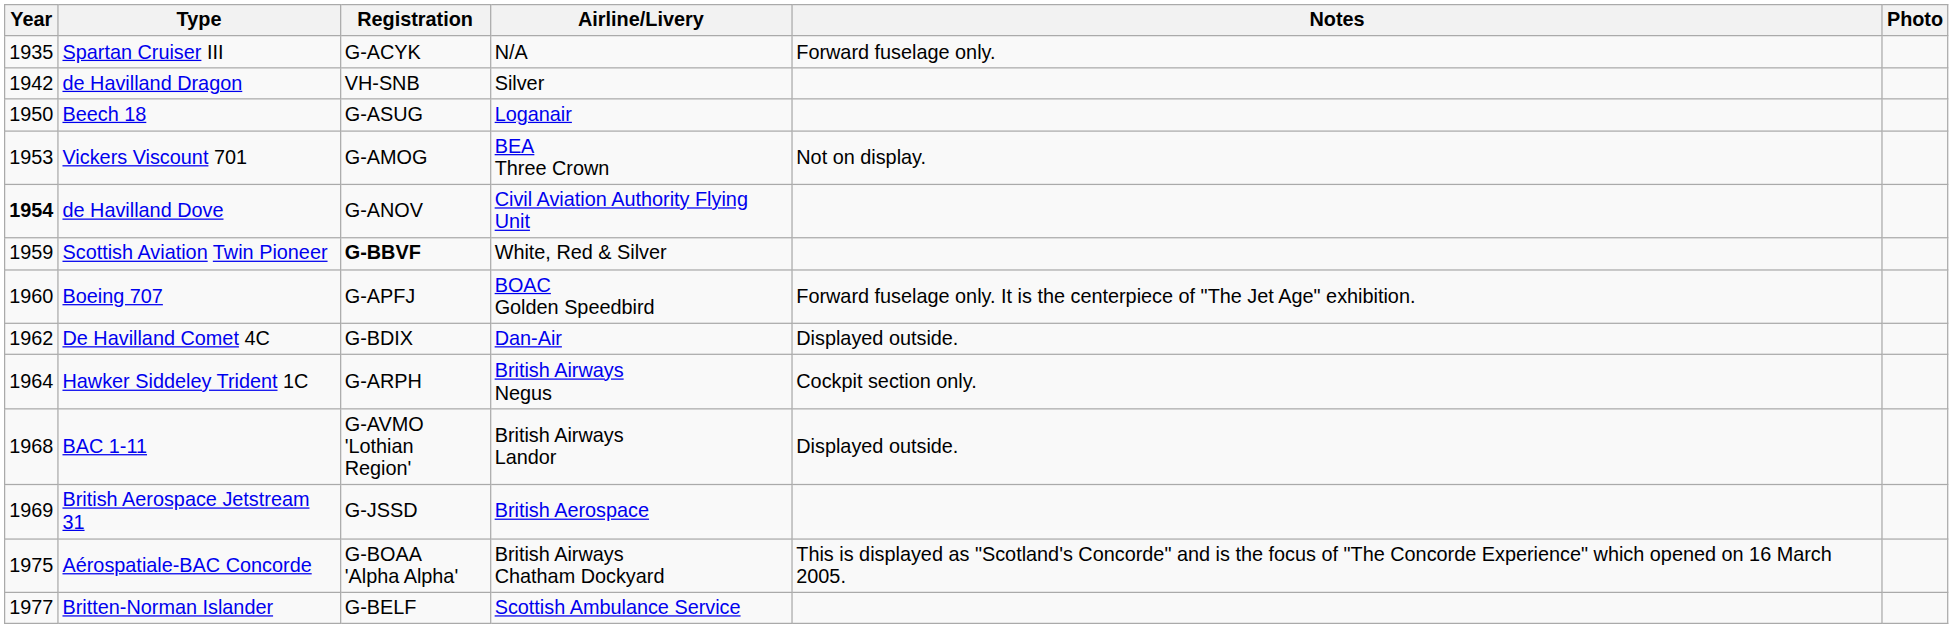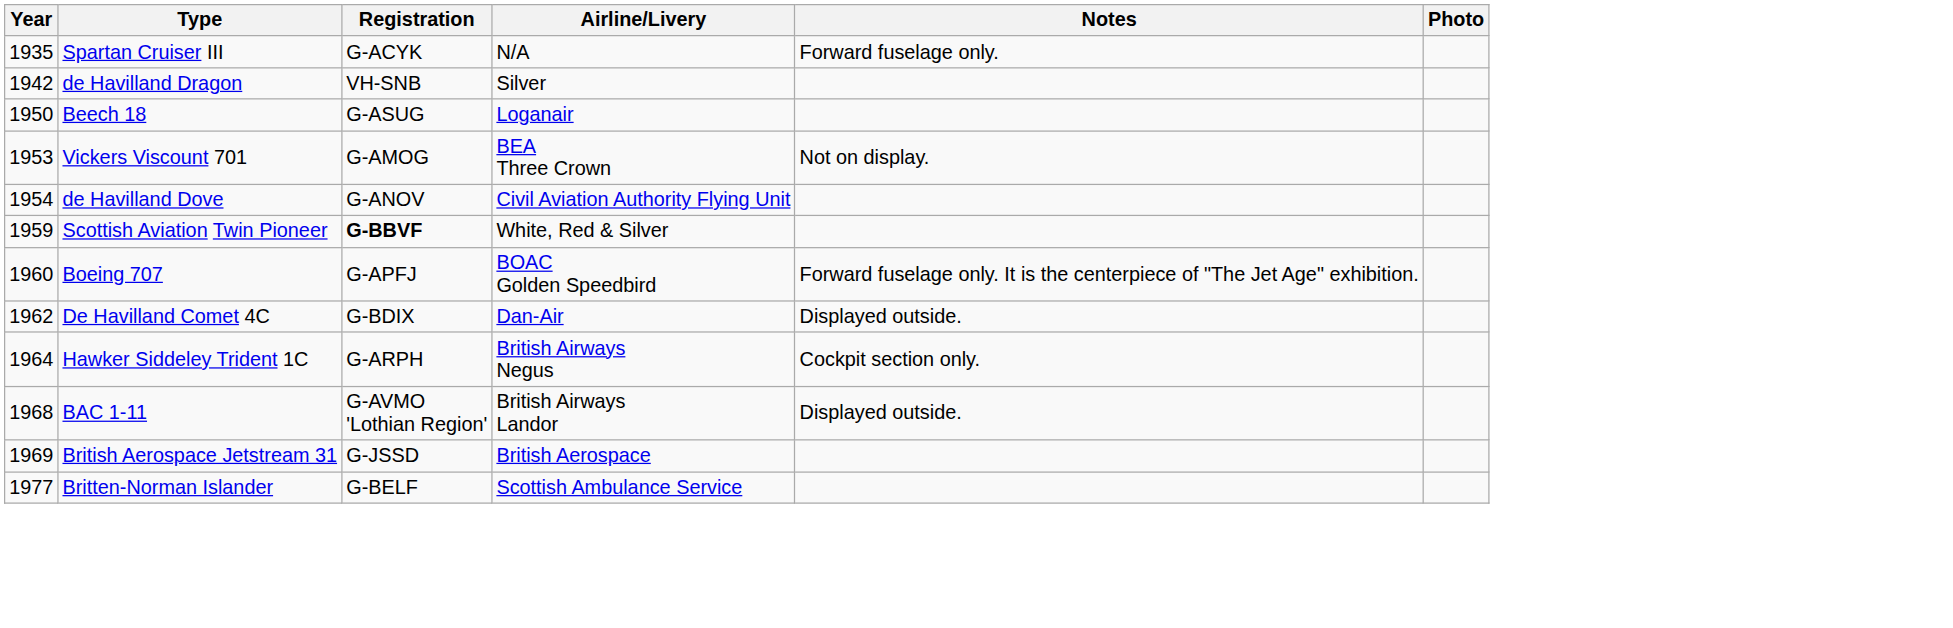(31, 211) bold -> (31, 199) normal
- row: (187, 565)
